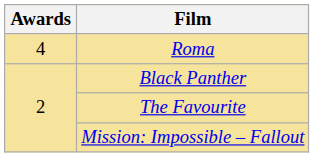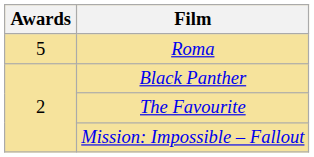(41, 48) 4 -> (41, 48) 5
